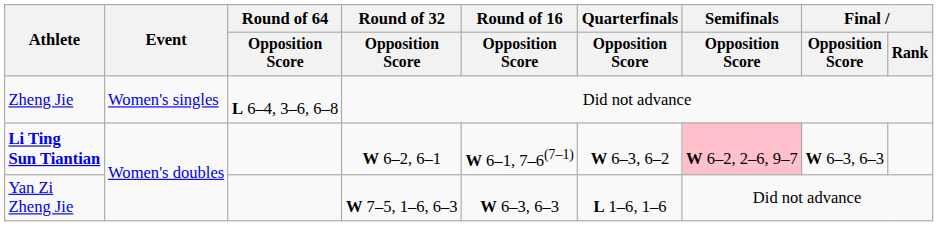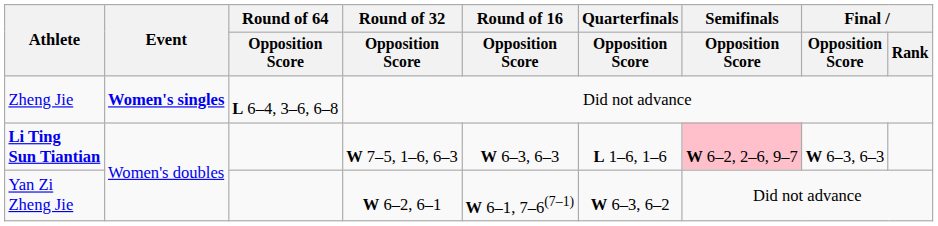(163, 99) normal -> (166, 99) bold
(402, 158) W 6–2, 6–1 -> (402, 156) W 7–5, 1–6, 6–3
(520, 158) W 6–1, 7–6(7–1) -> (520, 156) W 6–3, 6–3
(630, 158) W 6–3, 6–2 -> (630, 156) L 1–6, 1–6
(402, 207) W 7–5, 1–6, 6–3 -> (402, 205) W 6–2, 6–1
(520, 207) W 6–3, 6–3 -> (520, 205) W 6–1, 7–6(7–1)
(630, 207) L 1–6, 1–6 -> (630, 205) W 6–3, 6–2
